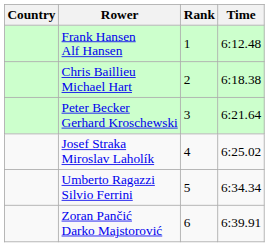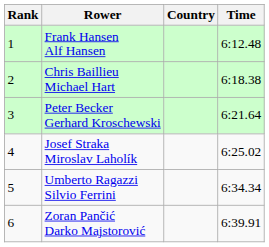columns swapped: (199, 15) <-> (31, 15)
